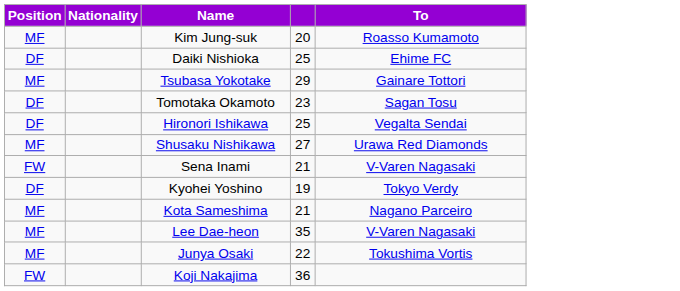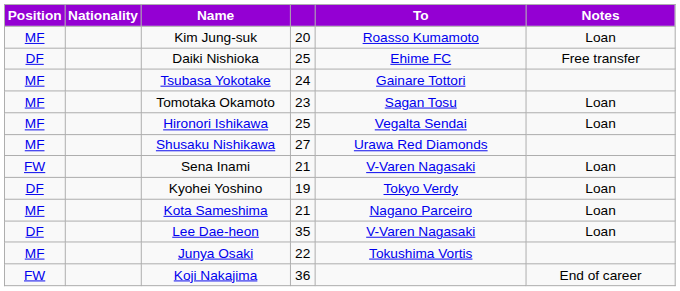+ column: (601, 16)
(303, 81) 29 -> (303, 81) 24
(35, 102) DF -> (35, 102) MF
(35, 124) DF -> (35, 124) MF
(35, 232) MF -> (35, 232) DF
